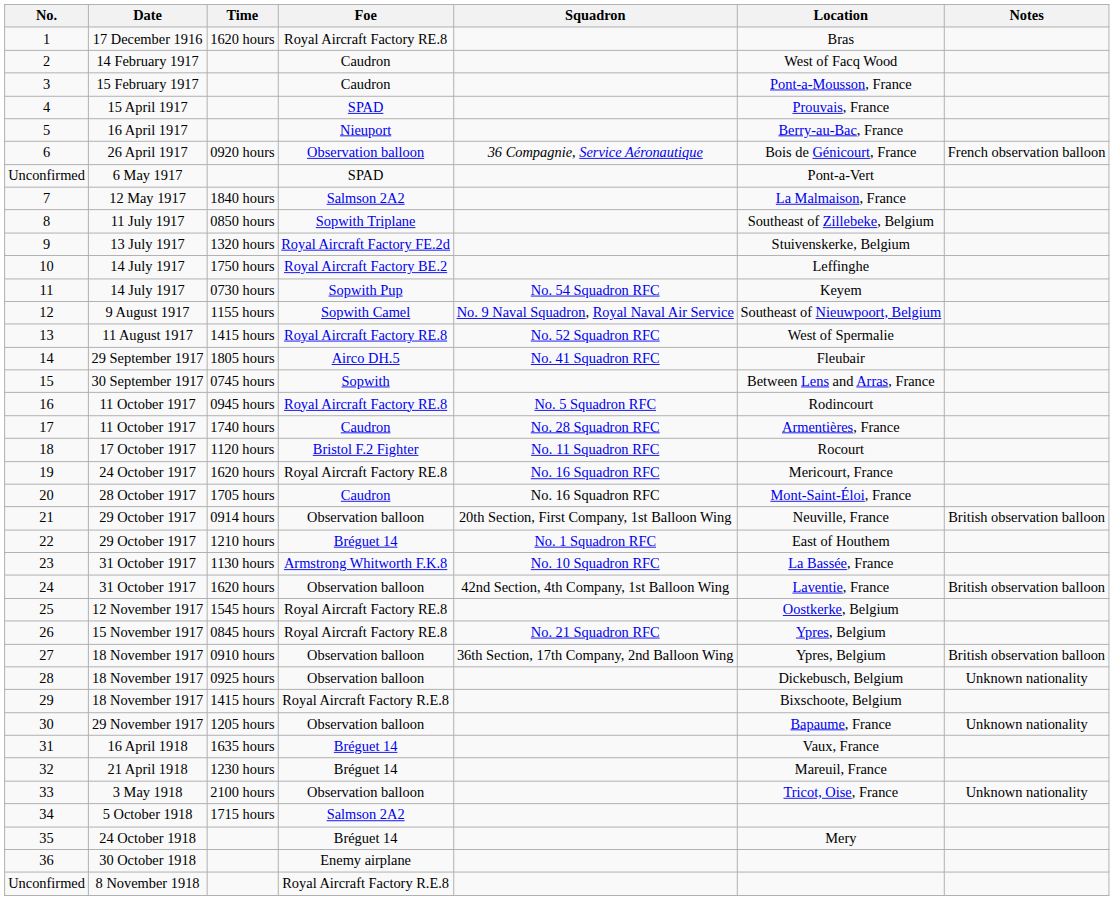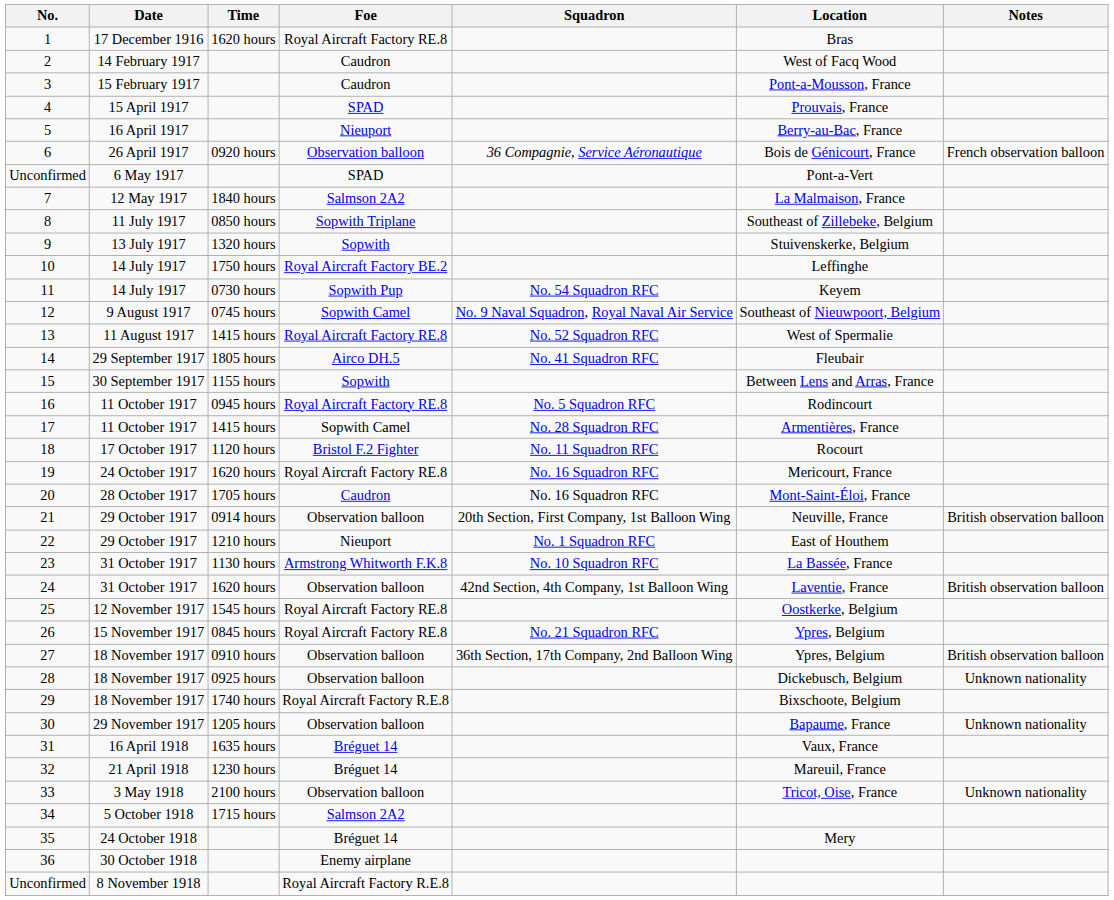(366, 244) Royal Aircraft Factory FE.2d -> (366, 244) Sopwith
(242, 312) 1155 hours -> (243, 312) 0745 hours
(242, 381) 0745 hours -> (243, 381) 1155 hours
(242, 426) 1740 hours -> (243, 426) 1415 hours
(366, 426) Caudron -> (366, 426) Sopwith Camel
(366, 541) Bréguet 14 -> (366, 541) Nieuport
(242, 701) 1415 hours -> (243, 701) 1740 hours
